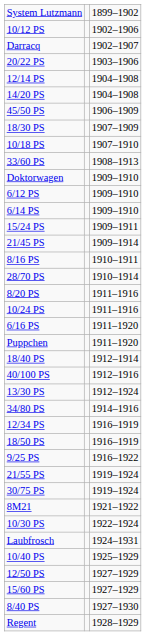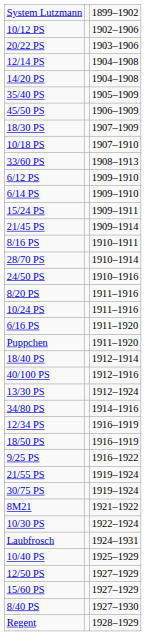- row: (23, 45)
+ row: (26, 95)
- row: (35, 177)
+ row: (26, 276)
